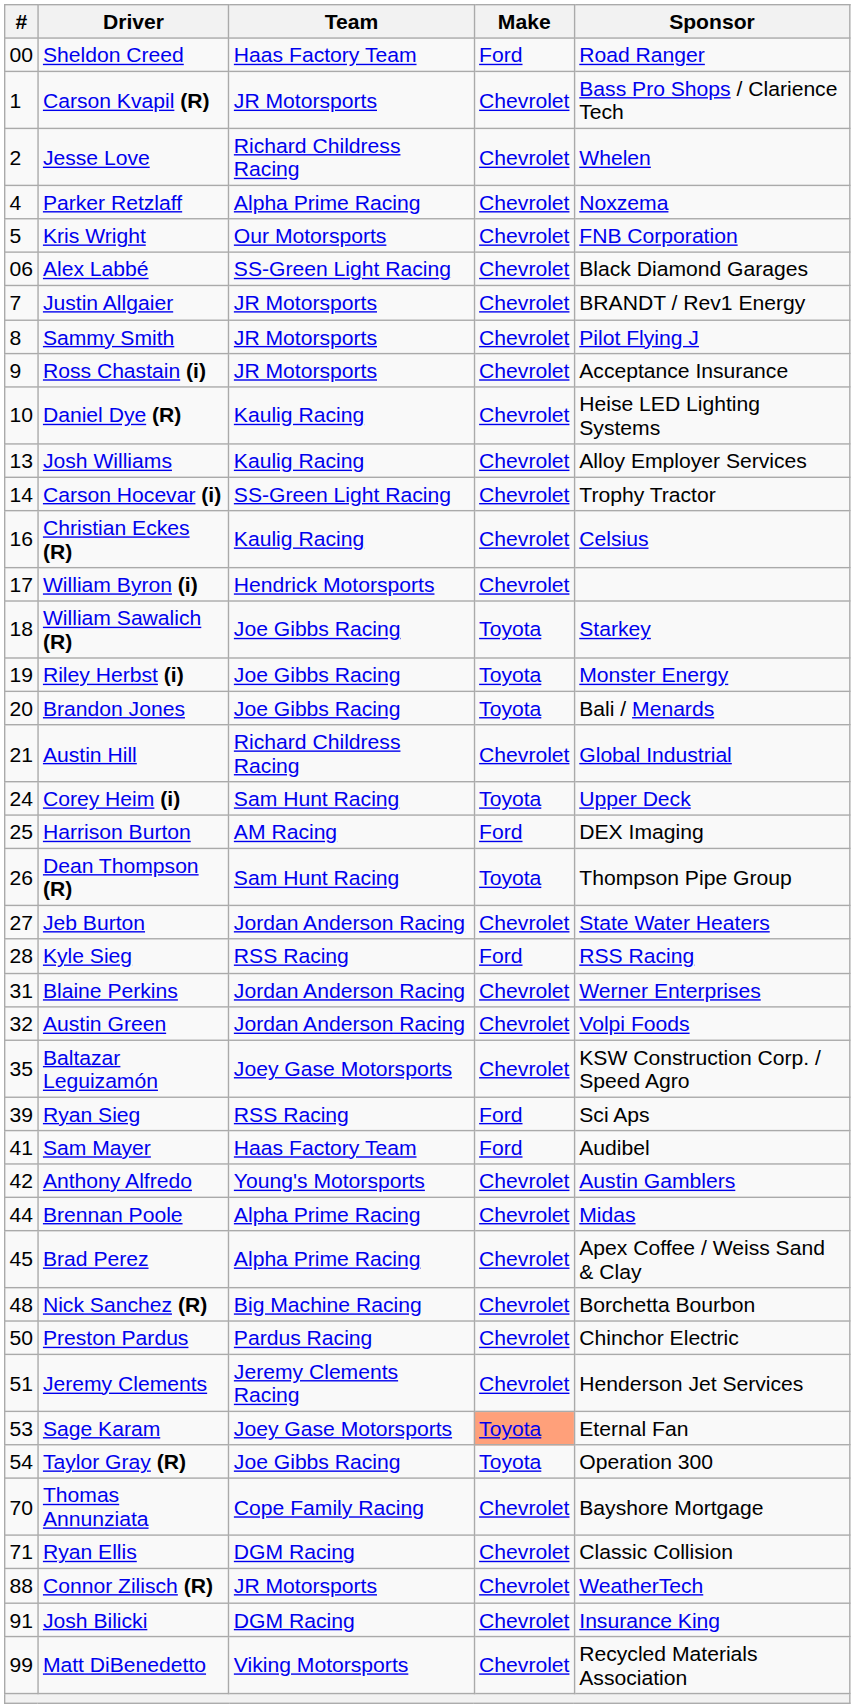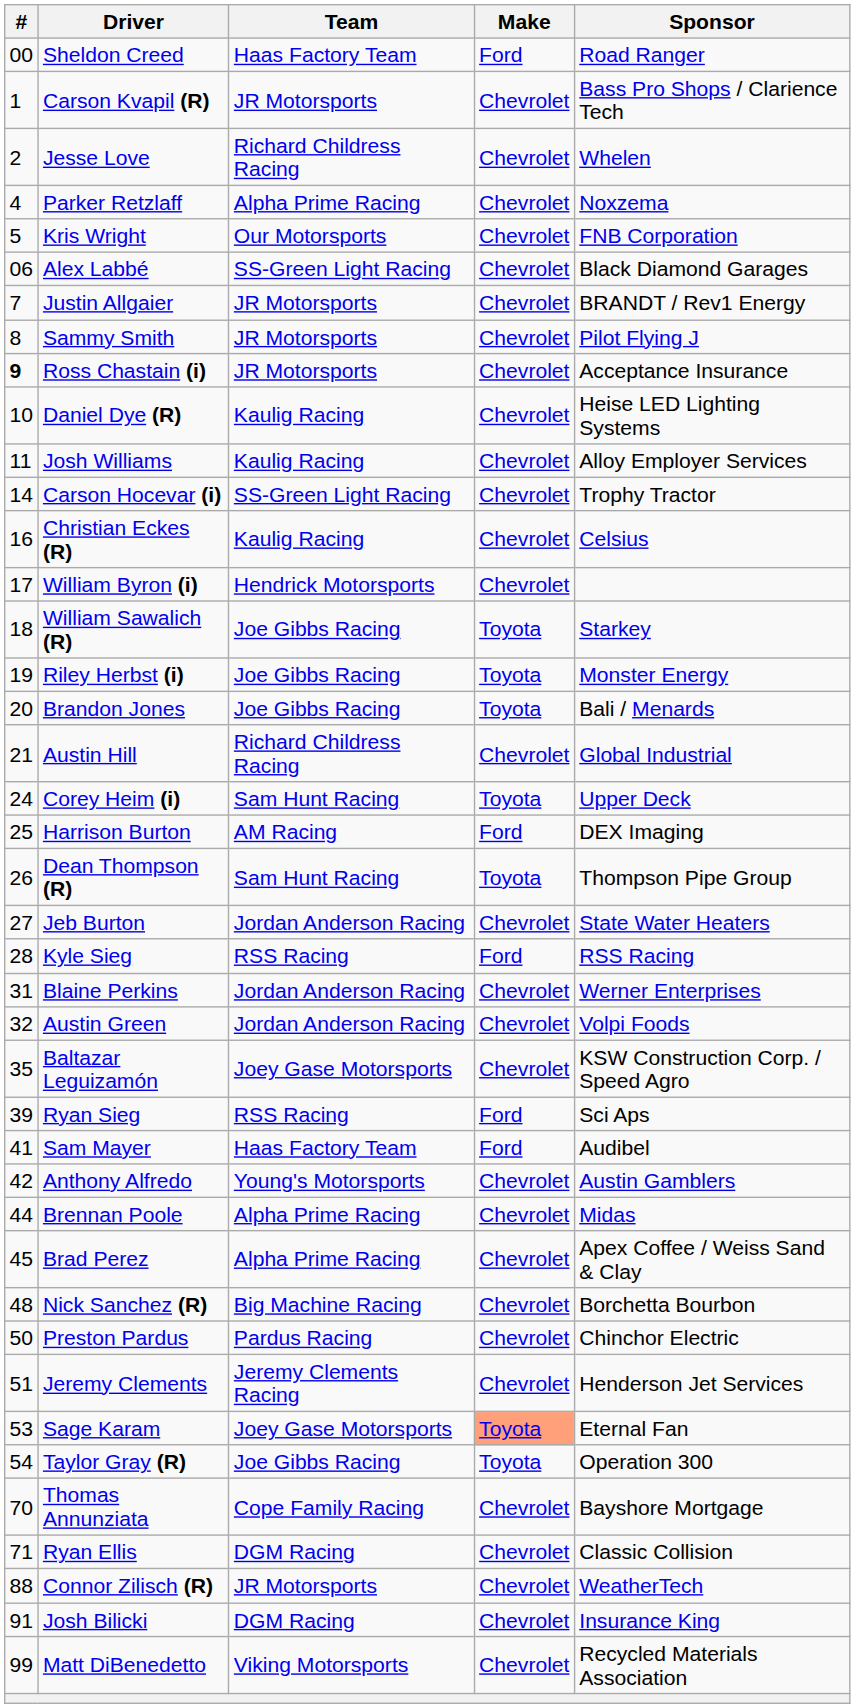(15, 370) normal -> (15, 370) bold
(21, 460) 13 -> (21, 460) 11
